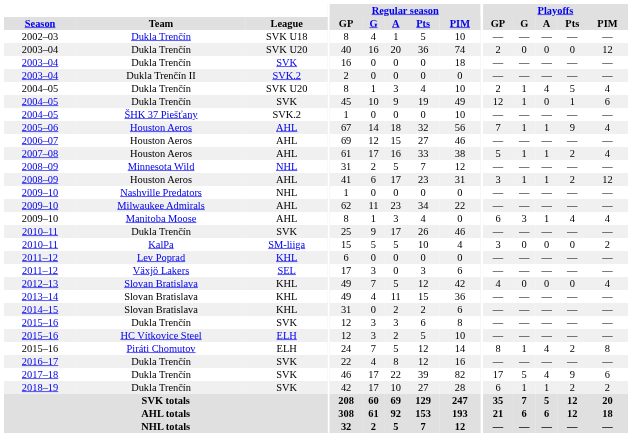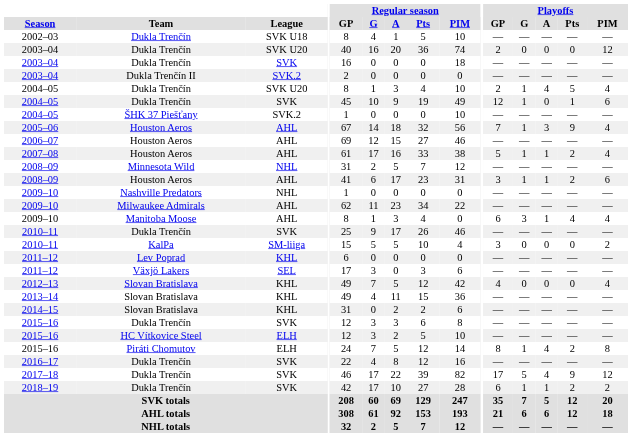(547, 127) 1 -> (547, 127) 3
(607, 179) 12 -> (607, 179) 6
(607, 374) 6 -> (607, 374) 12
